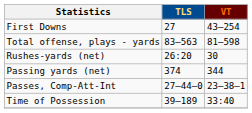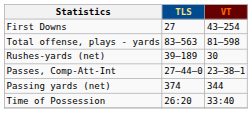(178, 56) 26:20 -> (181, 56) 39–189
rows swapped: (59, 71) <-> (61, 86)
(181, 101) 39–189 -> (178, 101) 26:20
